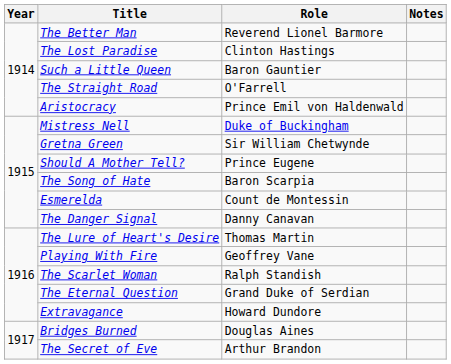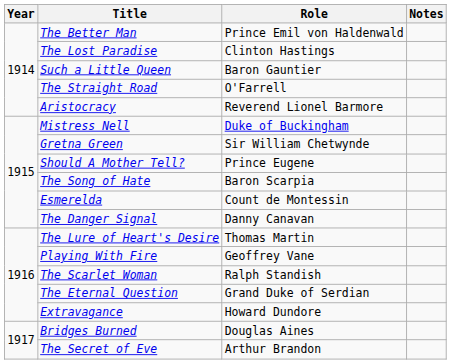(304, 32) Reverend Lionel Barmore -> (314, 32) Prince Emil von Haldenwald
(314, 107) Prince Emil von Haldenwald -> (304, 107) Reverend Lionel Barmore
